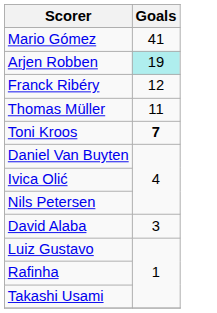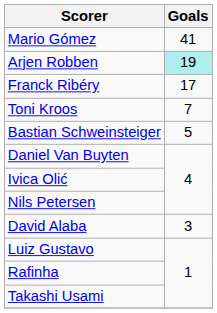(156, 86) 12 -> (188, 86) 17
- row: (57, 109)
(156, 132) bold -> (188, 109) normal
+ row: (84, 132)
